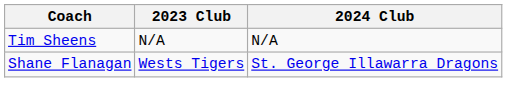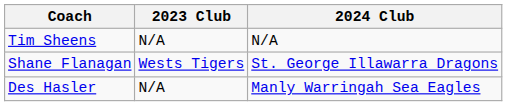+ row: (52, 88)
